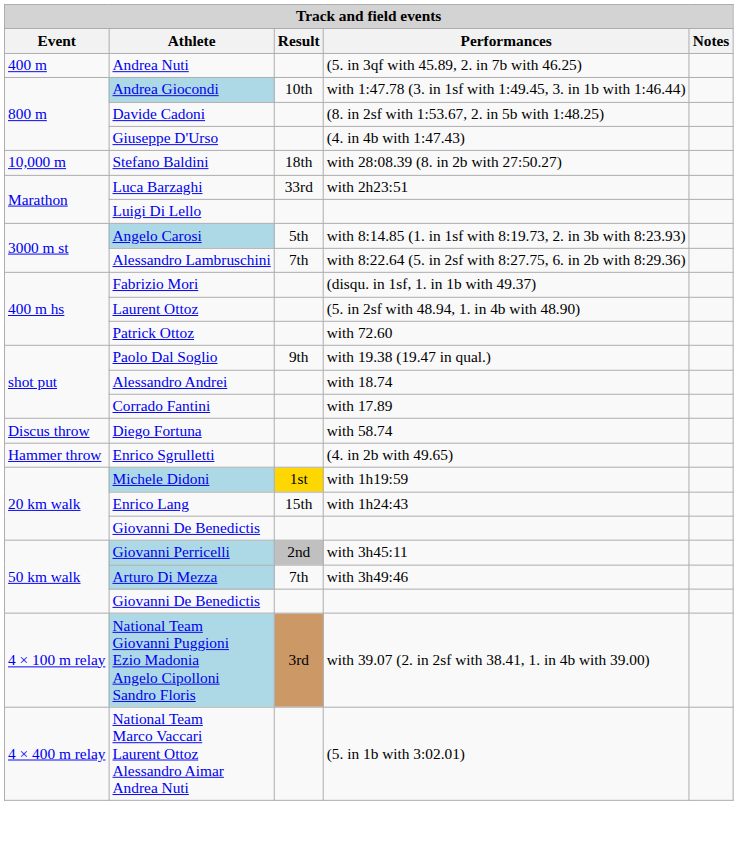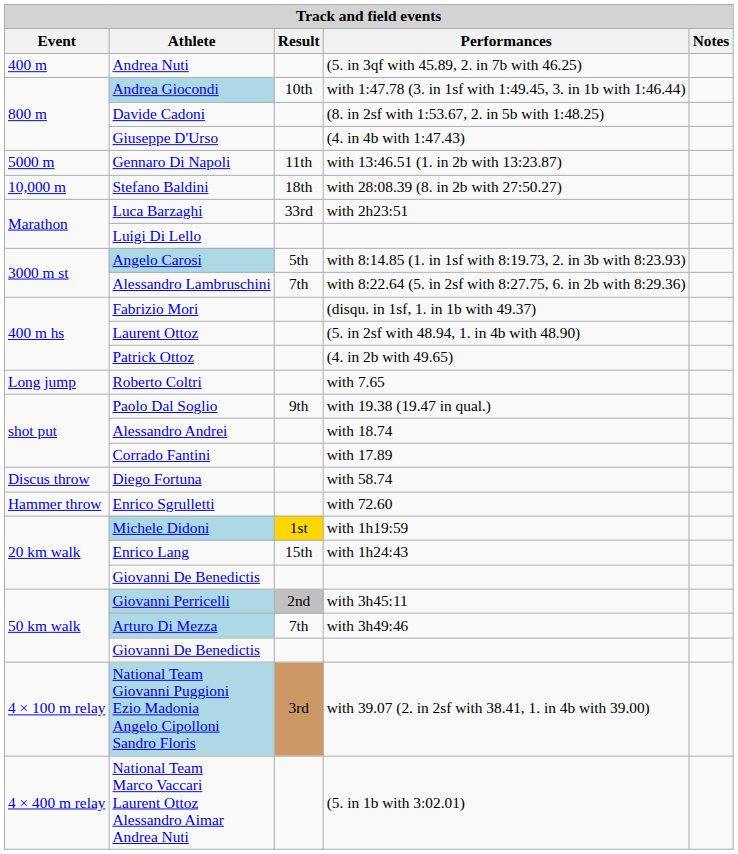+ row: (31, 162)
(360, 333) with 72.60 -> (390, 357) (4. in 2b with 49.65)
+ row: (42, 382)
(390, 455) (4. in 2b with 49.65) -> (360, 503) with 72.60
